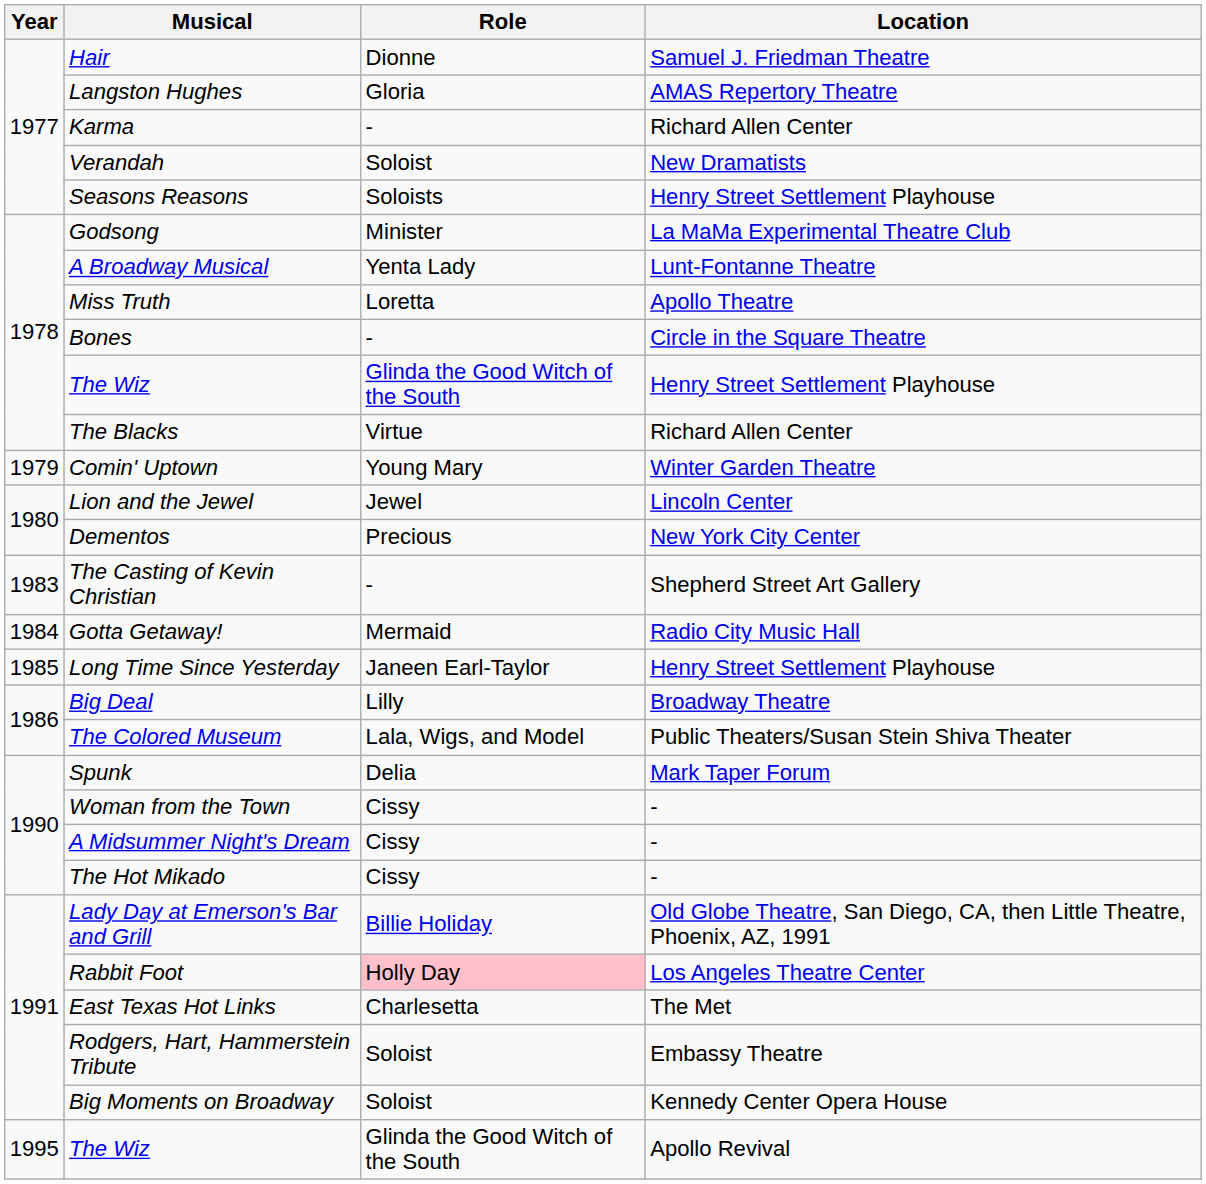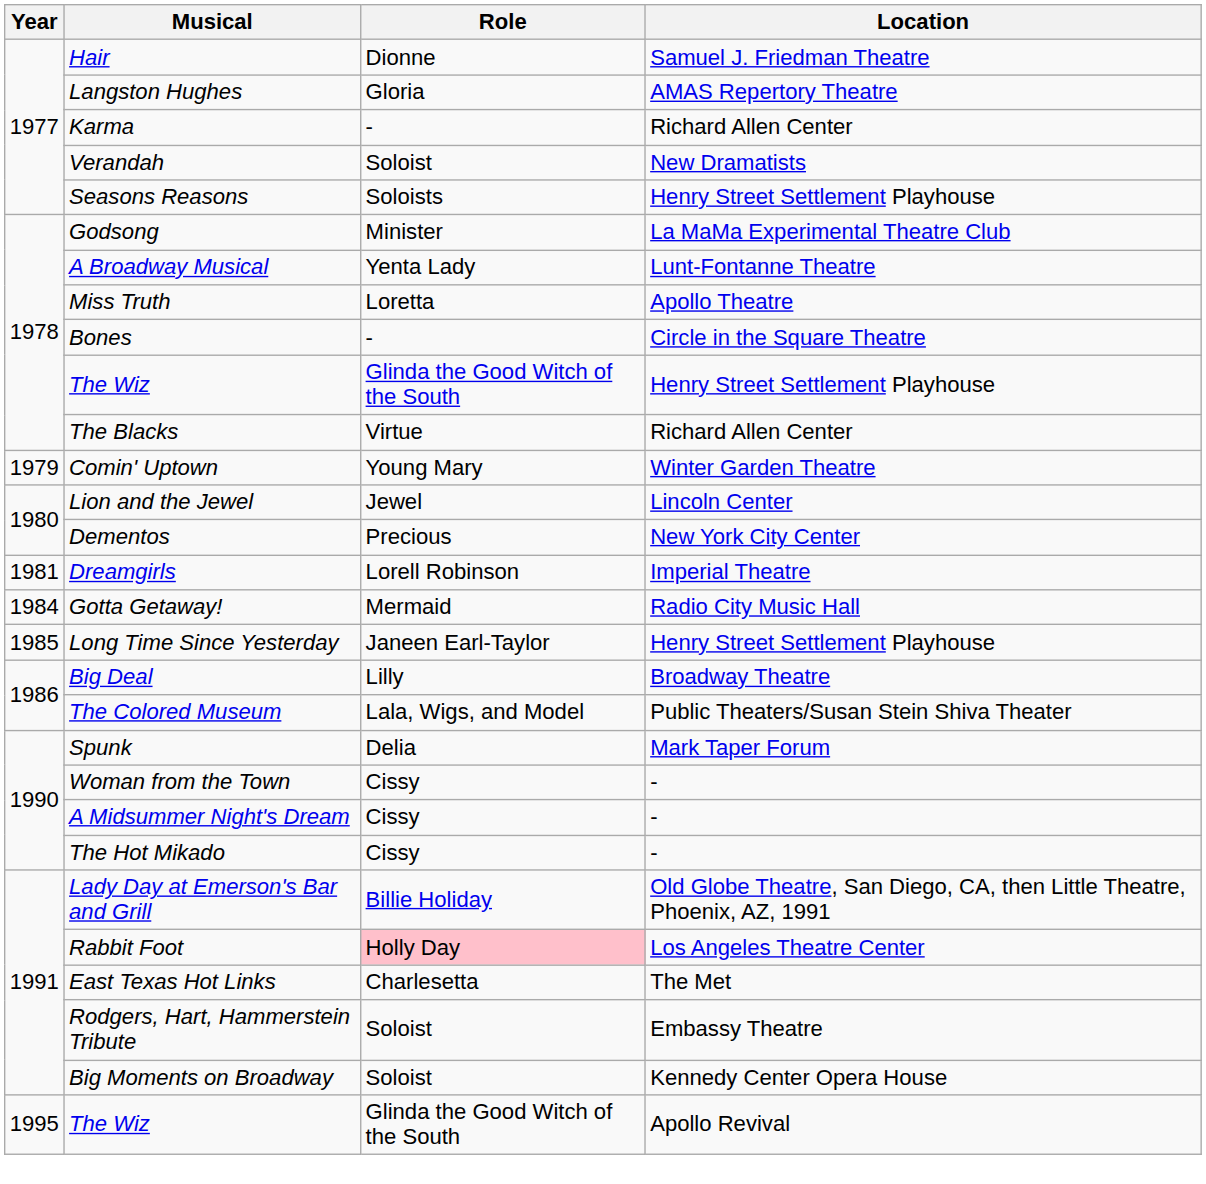+ row: (122, 572)
- row: (172, 584)
